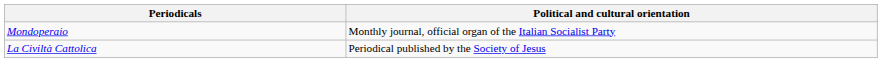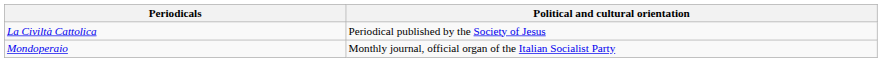rows swapped: (52, 48) <-> (37, 31)
